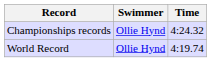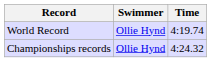rows swapped: (38, 48) <-> (59, 30)
